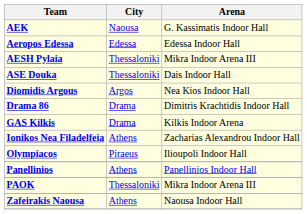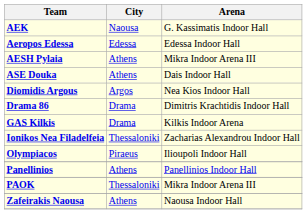(134, 59) Thessaloniki -> (123, 59) Athens
(134, 75) Thessaloniki -> (123, 75) Athens
(123, 138) Athens -> (134, 138) Thessaloniki
